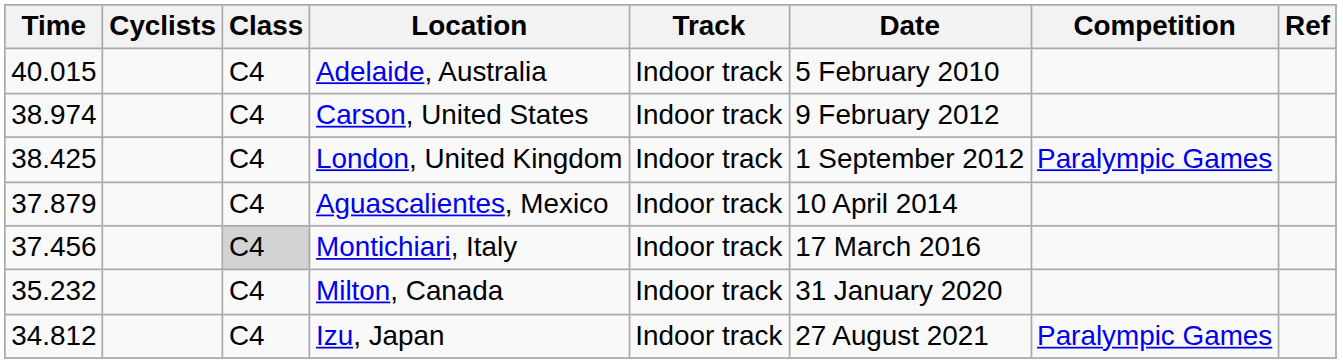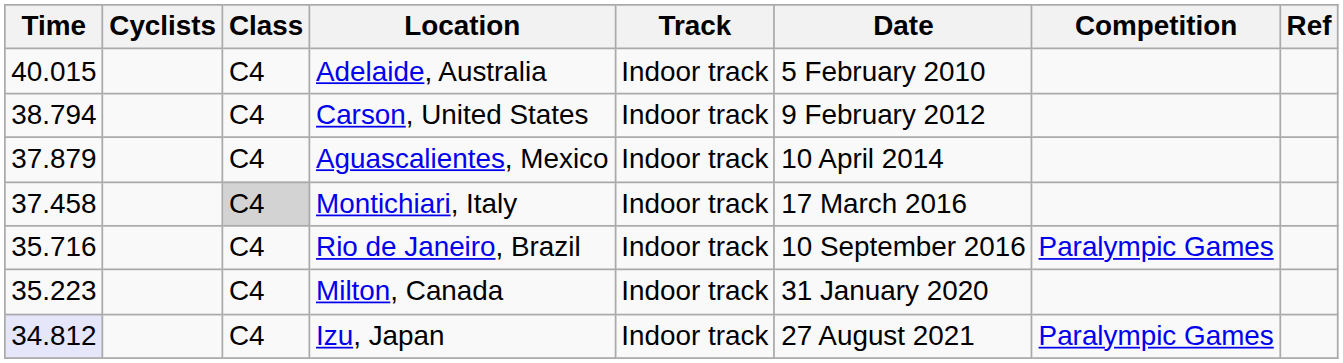(54, 114) 38.974 -> (54, 114) 38.794
- row: (469, 159)
(54, 247) 37.456 -> (54, 203) 37.458
+ row: (448, 247)
(54, 291) 35.232 -> (54, 291) 35.223
(54, 335) no background -> (54, 335) lavender background
